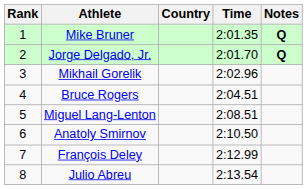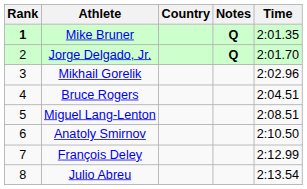columns swapped: (237, 14) <-> (281, 14)
(23, 34) normal -> (23, 34) bold
